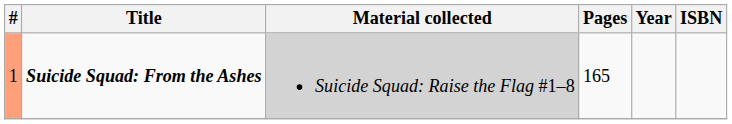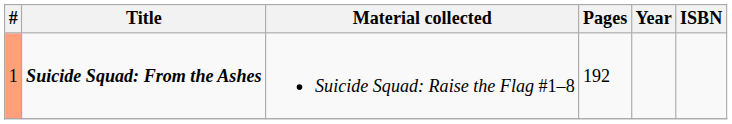(422, 86) lightgrey background -> (422, 86) no background
(597, 75) 165 -> (597, 75) 192
